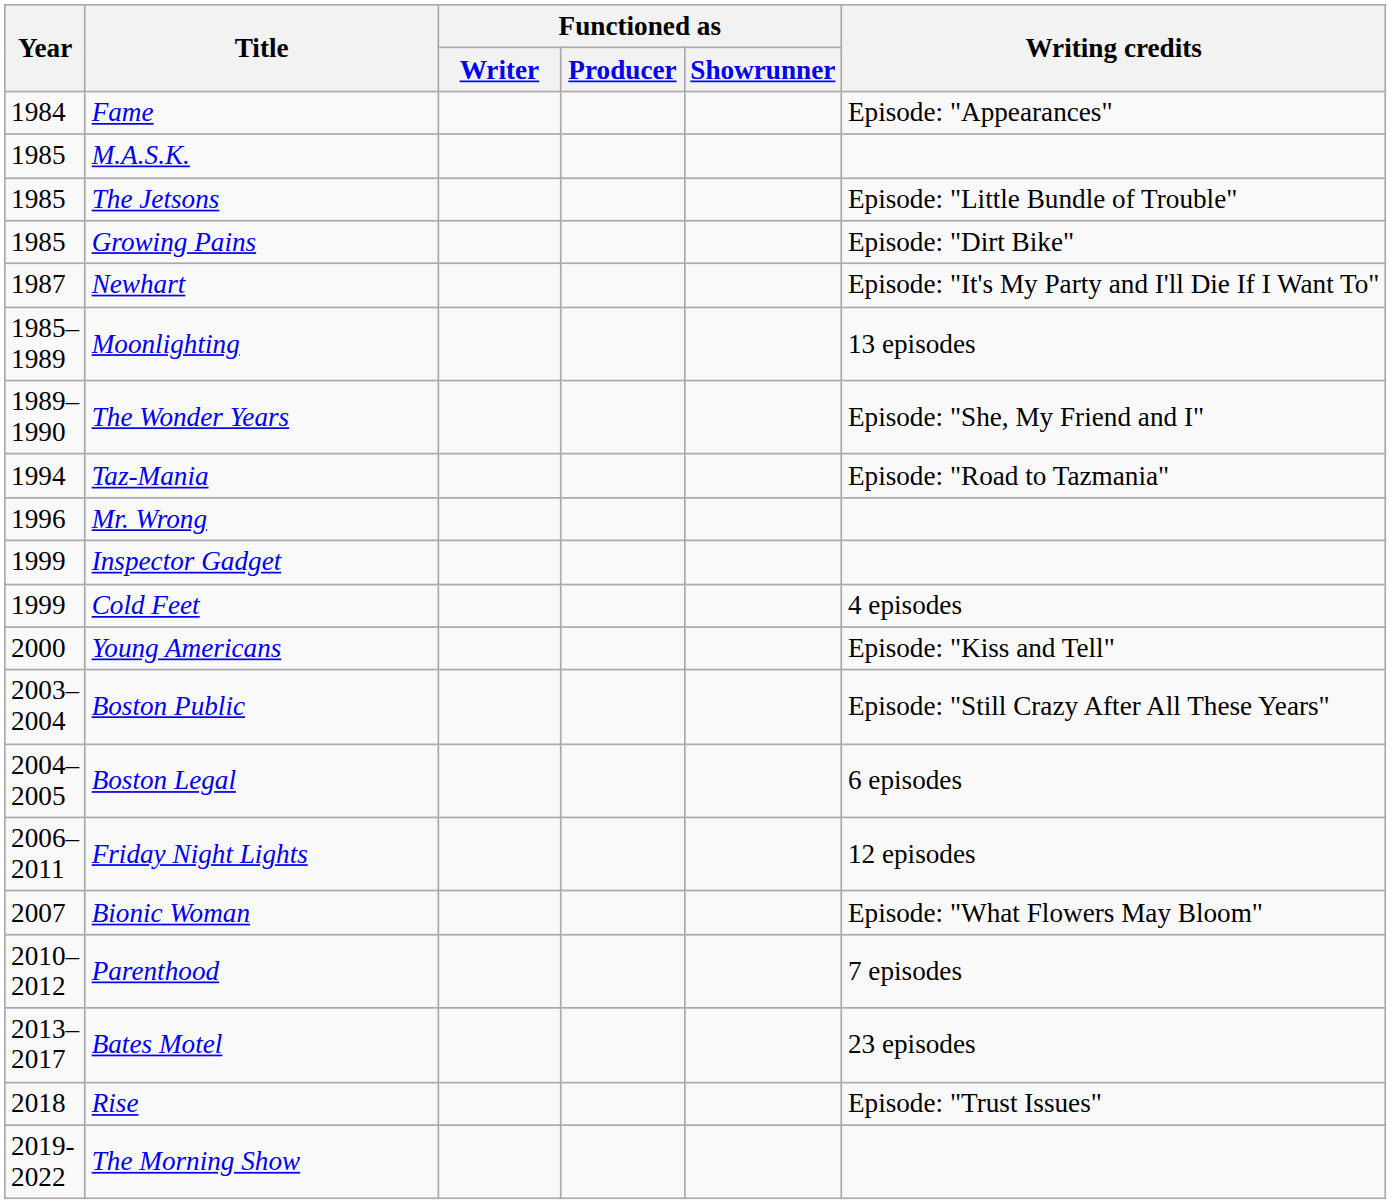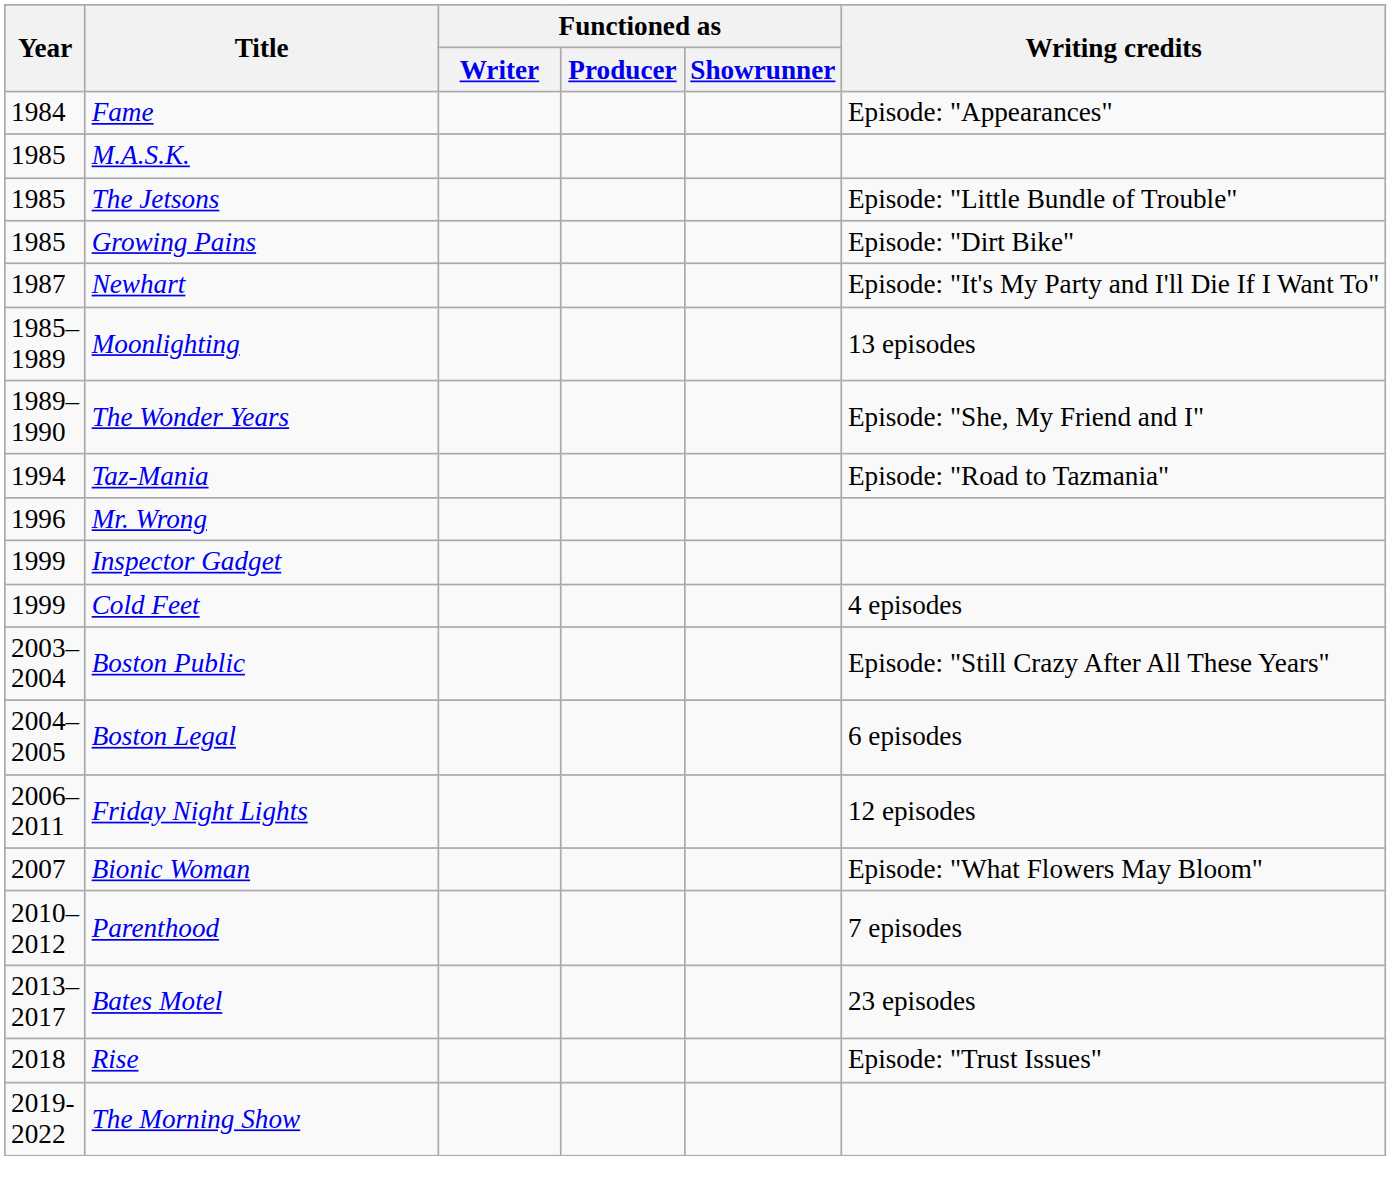- row: (186, 648)
